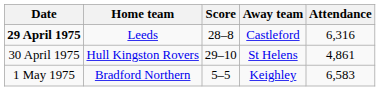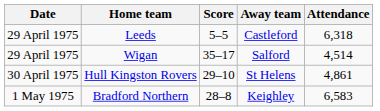(44, 34) bold -> (43, 34) normal
(221, 34) 28–8 -> (219, 34) 5–5
(340, 34) 6,316 -> (338, 34) 6,318
+ row: (141, 55)
(221, 75) 5–5 -> (219, 95) 28–8
